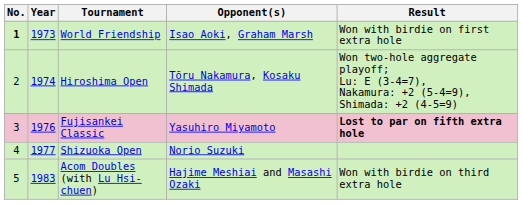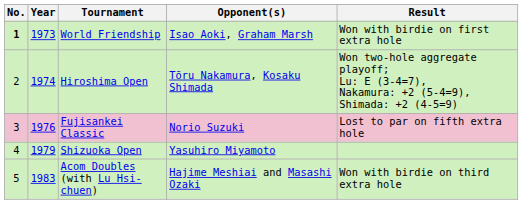(222, 128) Yasuhiro Miyamoto -> (207, 128) Norio Suzuki
(421, 128) bold -> (421, 128) normal
(43, 151) 1977 -> (43, 151) 1979
(207, 151) Norio Suzuki -> (222, 151) Yasuhiro Miyamoto
